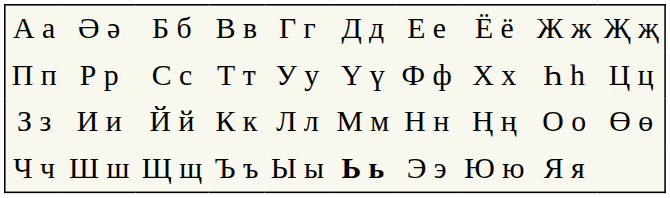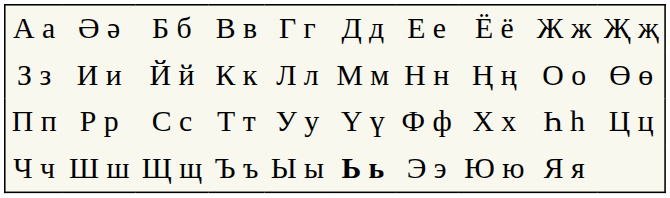rows swapped: (34, 121) <-> (34, 75)
